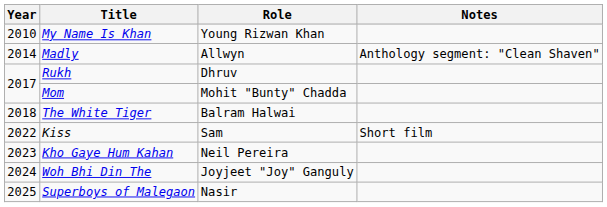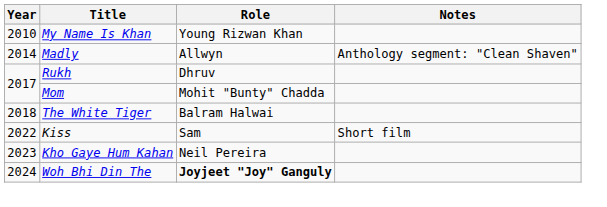(277, 172) normal -> (255, 172) bold
- row: (119, 192)
